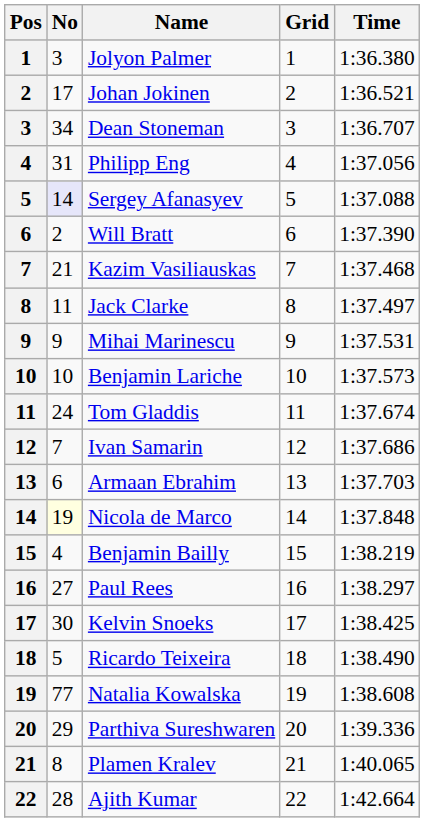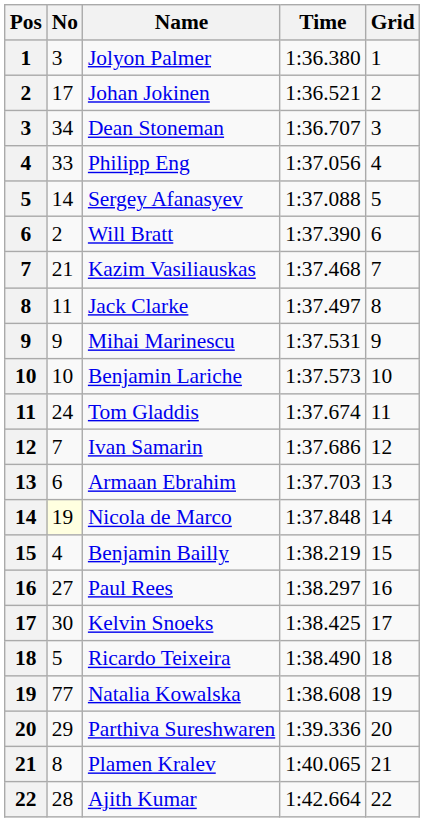columns swapped: (377, 22) <-> (307, 22)
(62, 163) 31 -> (62, 163) 33
(62, 199) lavender background -> (62, 199) no background
